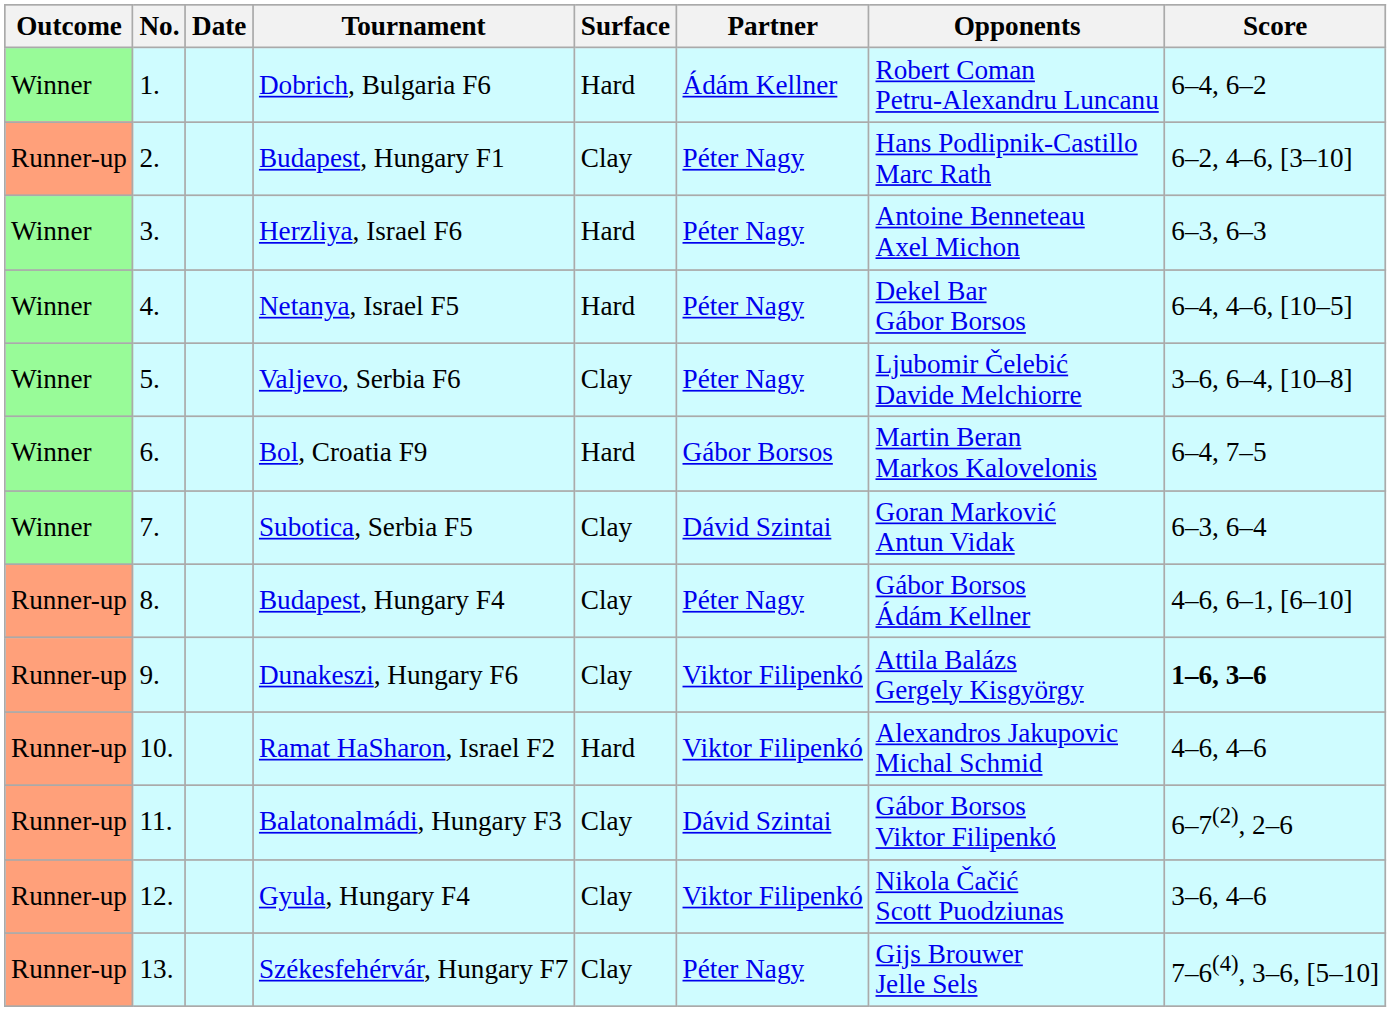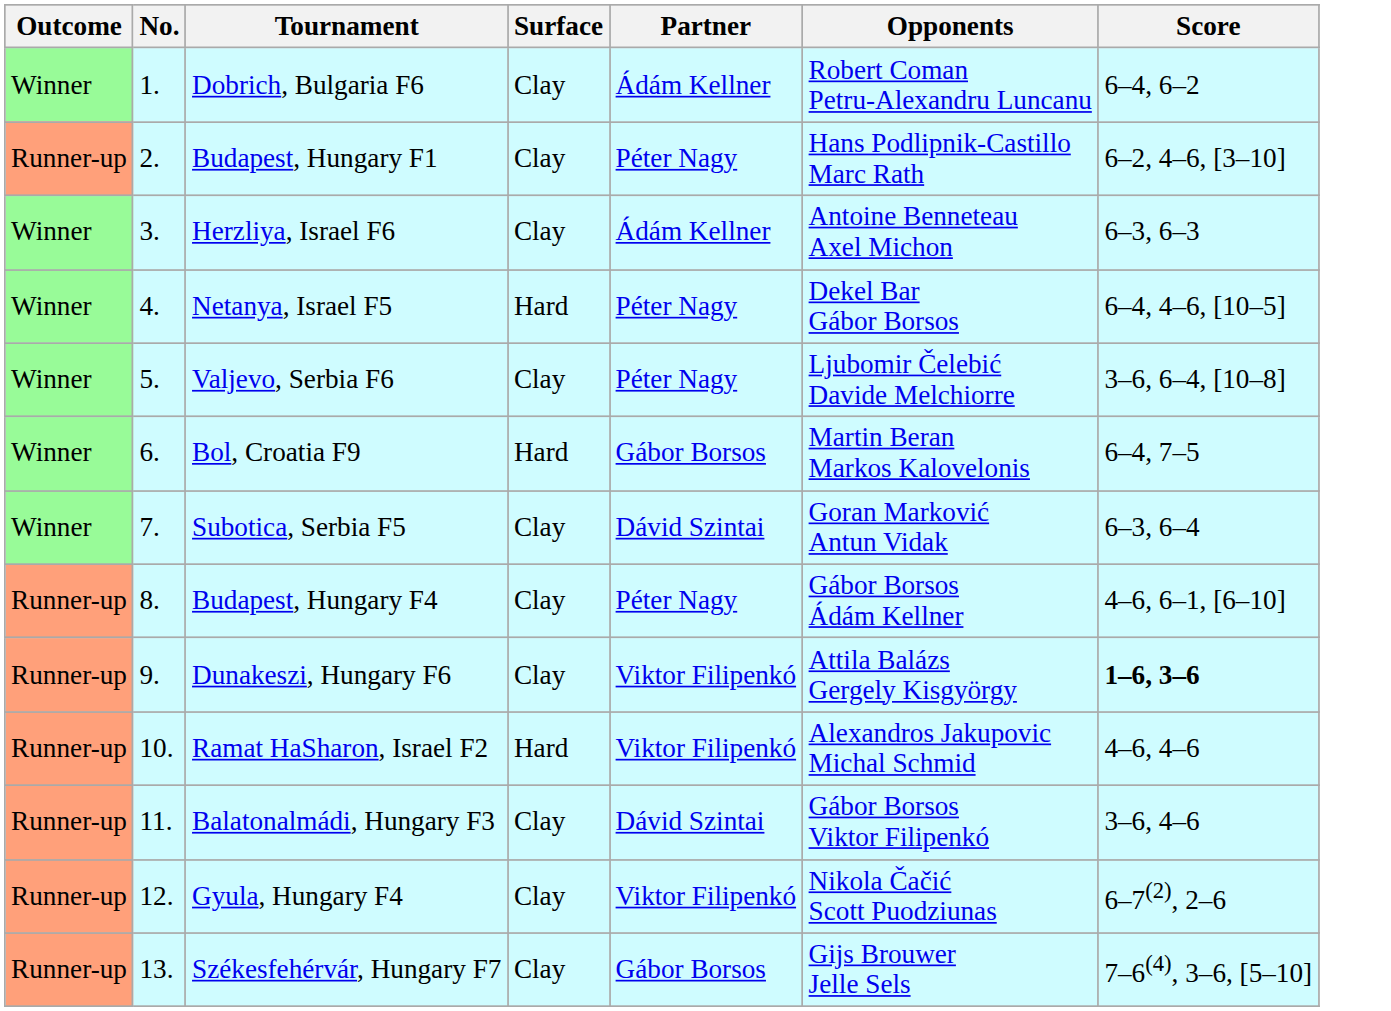- column: (219, 26)
(608, 84) Hard -> (540, 84) Clay
(608, 231) Hard -> (540, 231) Clay
(743, 231) Péter Nagy -> (693, 231) Ádám Kellner
(1232, 821) 6–7(2), 2–6 -> (1152, 821) 3–6, 4–6
(1219, 895) 3–6, 4–6 -> (1165, 895) 6–7(2), 2–6
(743, 969) Péter Nagy -> (691, 969) Gábor Borsos
